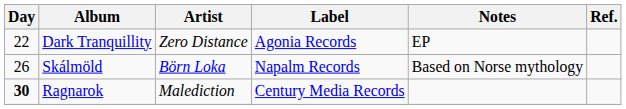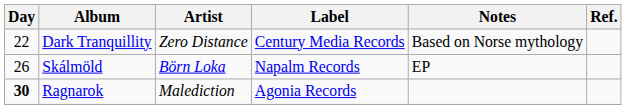(306, 41) Agonia Records -> (330, 41) Century Media Records
(421, 41) EP -> (497, 41) Based on Norse mythology
(497, 66) Based on Norse mythology -> (421, 66) EP
(330, 91) Century Media Records -> (306, 91) Agonia Records
